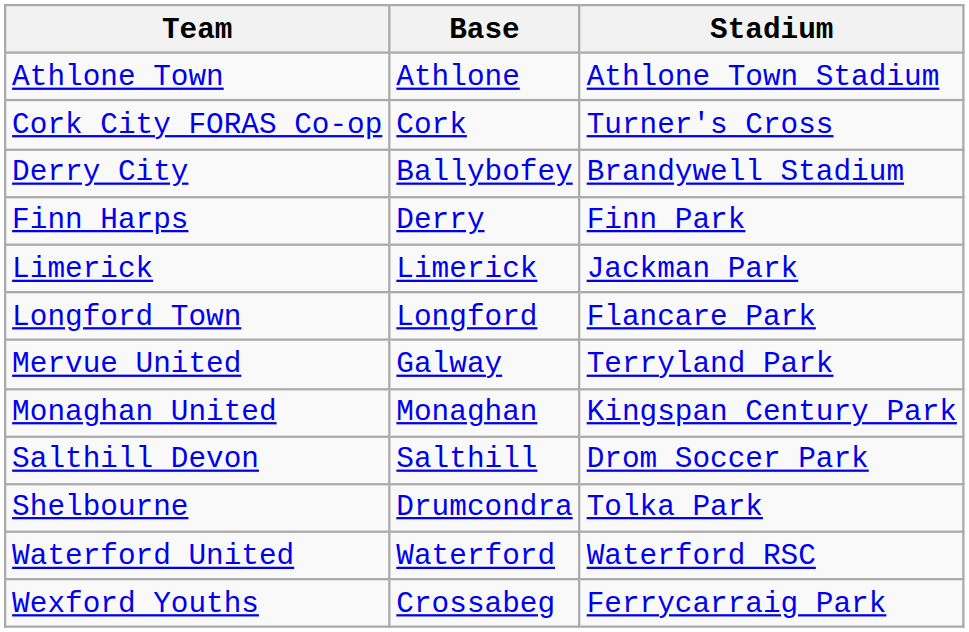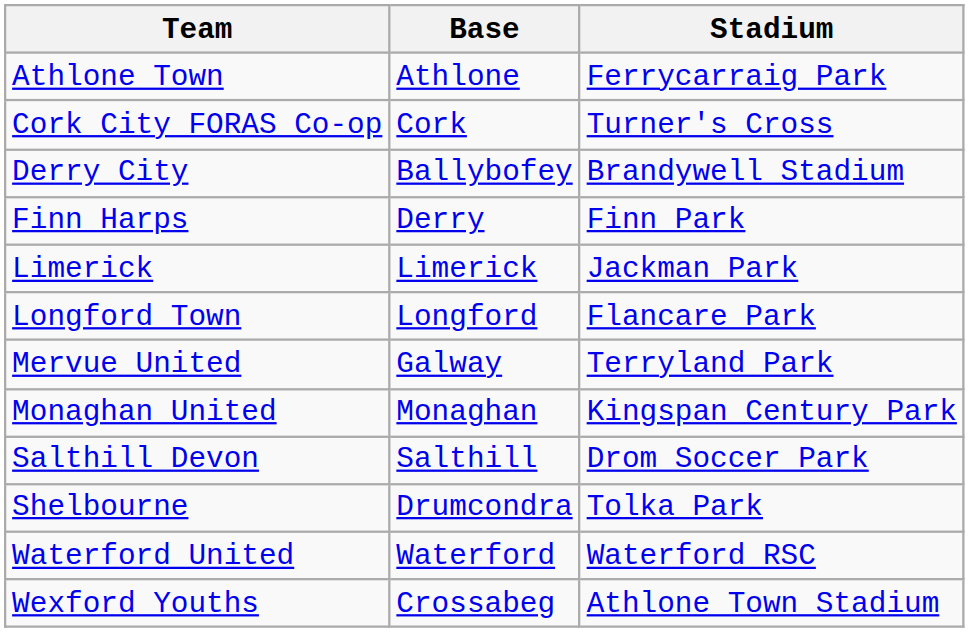(763, 77) Athlone Town Stadium -> (737, 77) Ferrycarraig Park
(737, 604) Ferrycarraig Park -> (763, 604) Athlone Town Stadium
